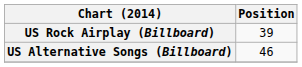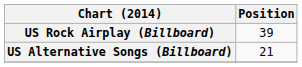(266, 52) 46 -> (266, 52) 21
